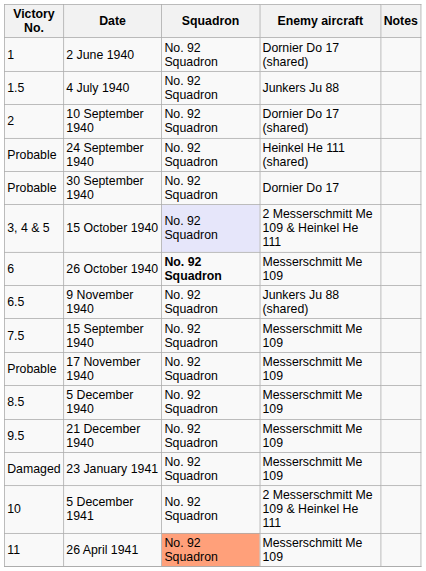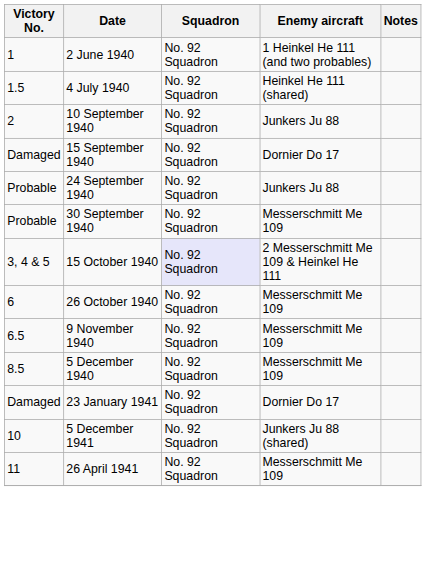(301, 54) Dornier Do 17 (shared) -> (317, 54) 1 Heinkel He 111 (and two probables)
(301, 87) Junkers Ju 88 -> (304, 87) Heinkel He 111 (shared)
(301, 121) Dornier Do 17 (shared) -> (301, 121) Junkers Ju 88
+ row: (34, 154)
(304, 154) Heinkel He 111 (shared) -> (301, 188) Junkers Ju 88
(301, 188) Dornier Do 17 -> (312, 221) Messerschmitt Me 109
(193, 268) bold -> (191, 302) normal
(301, 302) Junkers Ju 88 (shared) -> (312, 335) Messerschmitt Me 109
- row: (16, 335)
- row: (32, 369)
- row: (16, 435)
(312, 469) Messerschmitt Me 109 -> (301, 402) Dornier Do 17
(318, 509) 2 Messerschmitt Me 109 & Heinkel He 111 -> (301, 435) Junkers Ju 88 (shared)
(191, 549) lightsalmon background -> (191, 469) no background
